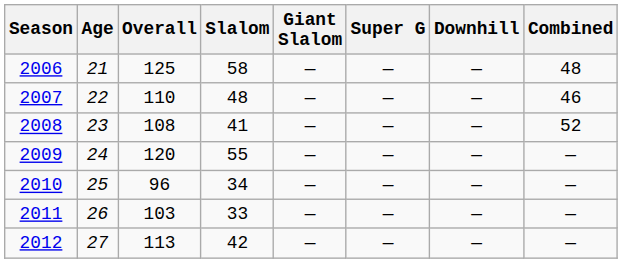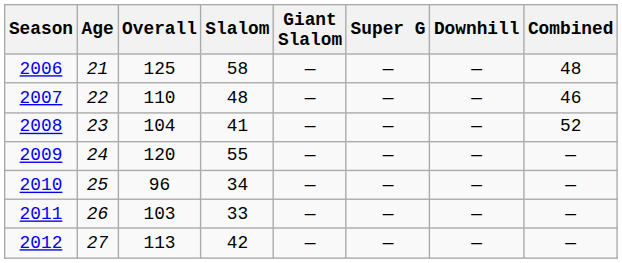(159, 127) 108 -> (159, 127) 104
